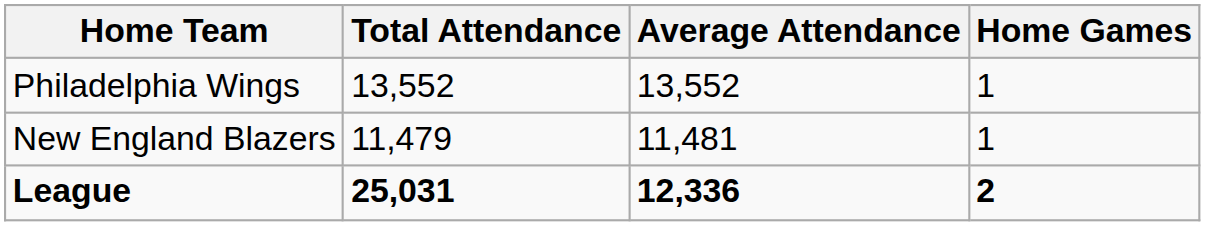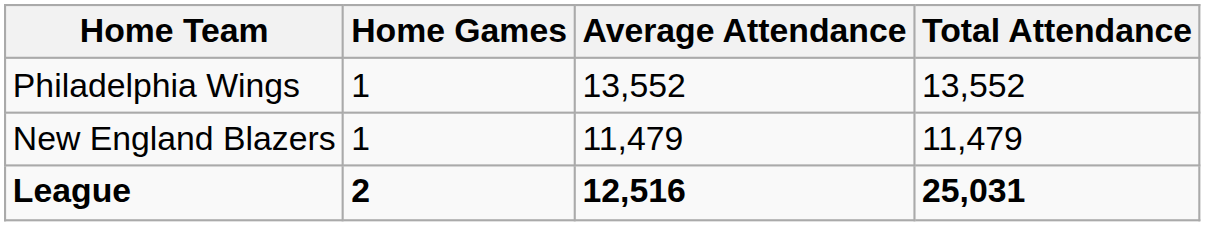columns swapped: (1084, 31) <-> (486, 31)
(687, 138) 11,481 -> (633, 138) 11,479
(688, 191) 12,336 -> (634, 191) 12,516
